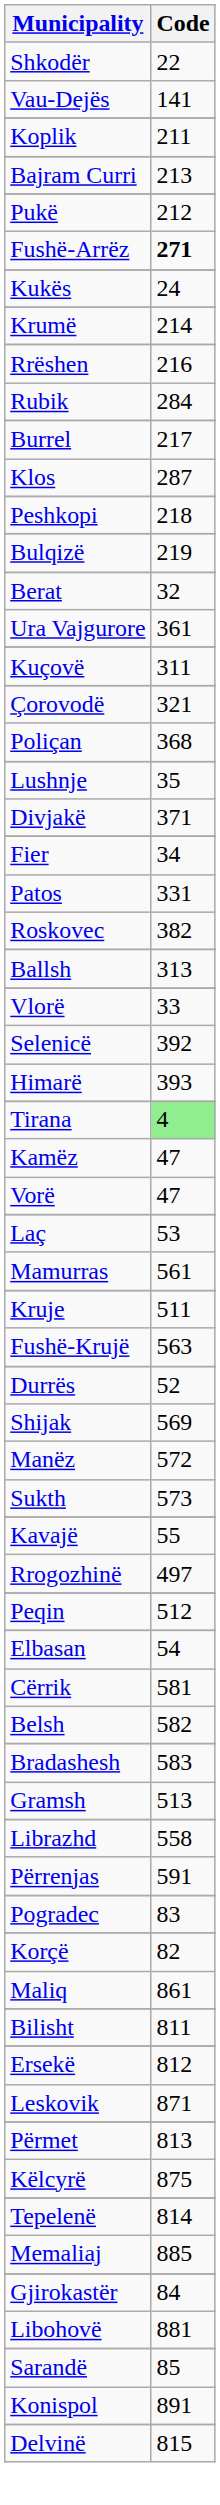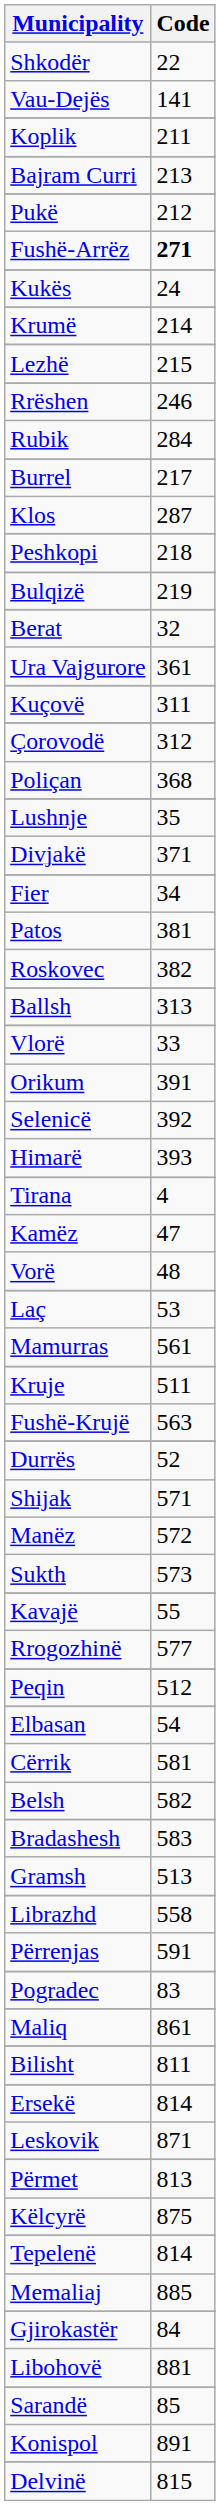+ row: (39, 363)
(174, 363) 216 -> (174, 401) 246
(174, 703) 321 -> (174, 741) 312
(174, 893) 331 -> (174, 930) 381
+ row: (47, 1082)
(162, 1119) lightgreen background -> (162, 1195) no background
(168, 1195) 47 -> (168, 1271) 48
(174, 1422) 569 -> (174, 1497) 571
(174, 1573) 497 -> (174, 1649) 577
- row: (39, 1951)
(174, 2065) 812 -> (174, 2102) 814
